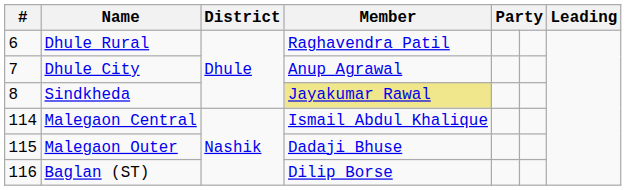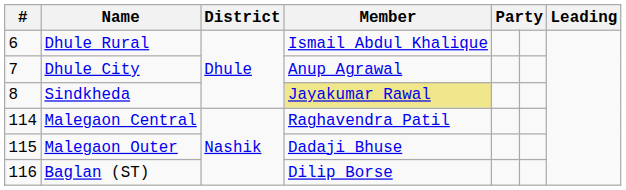(369, 43) Raghavendra Patil -> (388, 43) Ismail Abdul Khalique
(388, 121) Ismail Abdul Khalique -> (369, 121) Raghavendra Patil
